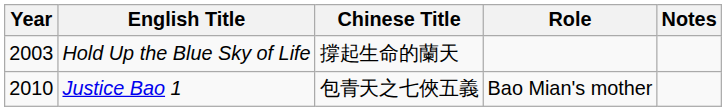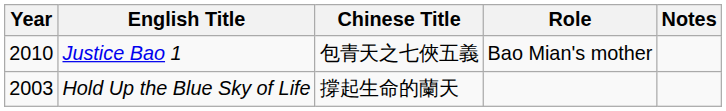rows swapped: (187, 53) <-> (122, 88)
